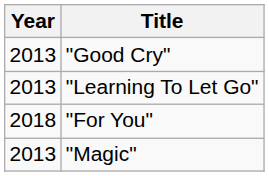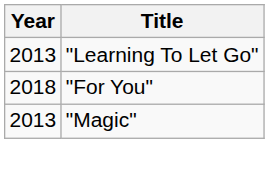- row: (118, 54)
